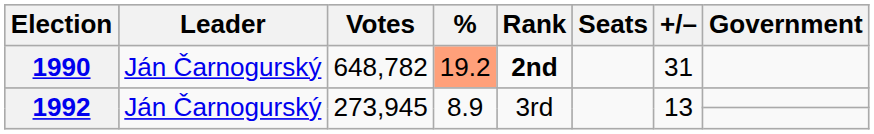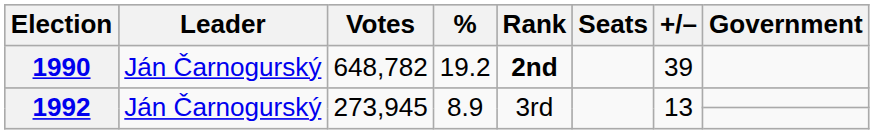(465, 66) lightsalmon background -> (465, 66) no background
(678, 66) 31 -> (678, 66) 39
